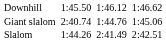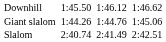(76, 21) 2:40.74 -> (76, 21) 1:44.26
(76, 35) 1:44.26 -> (76, 35) 2:40.74
